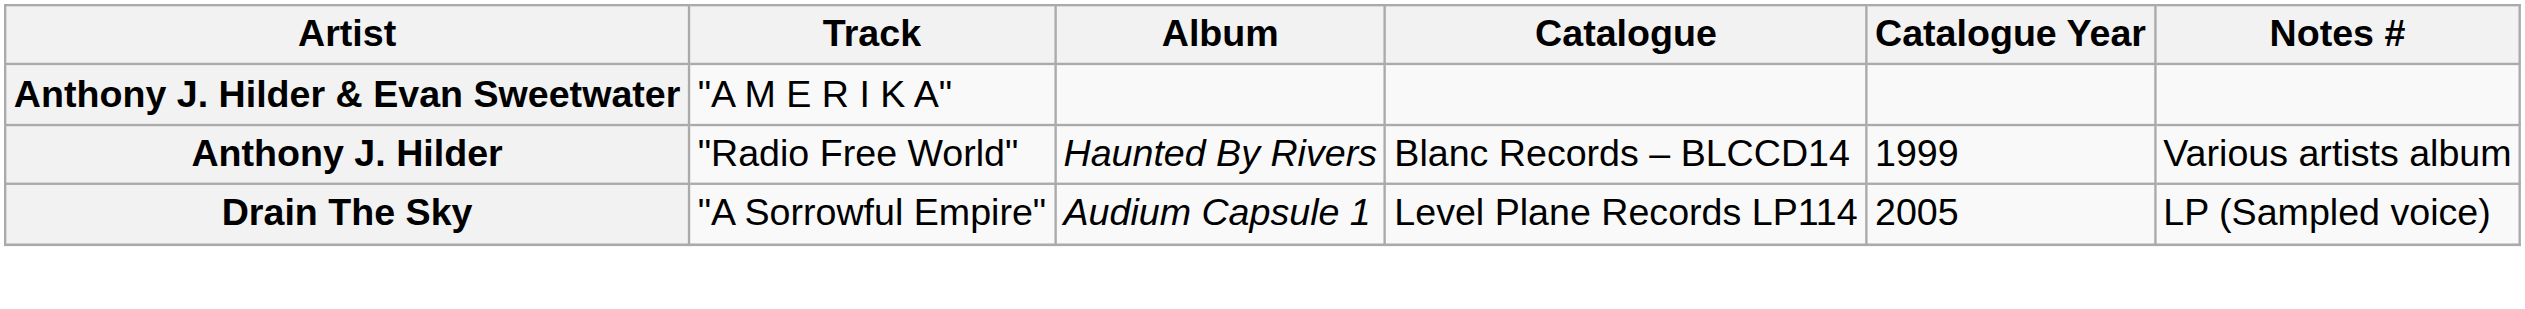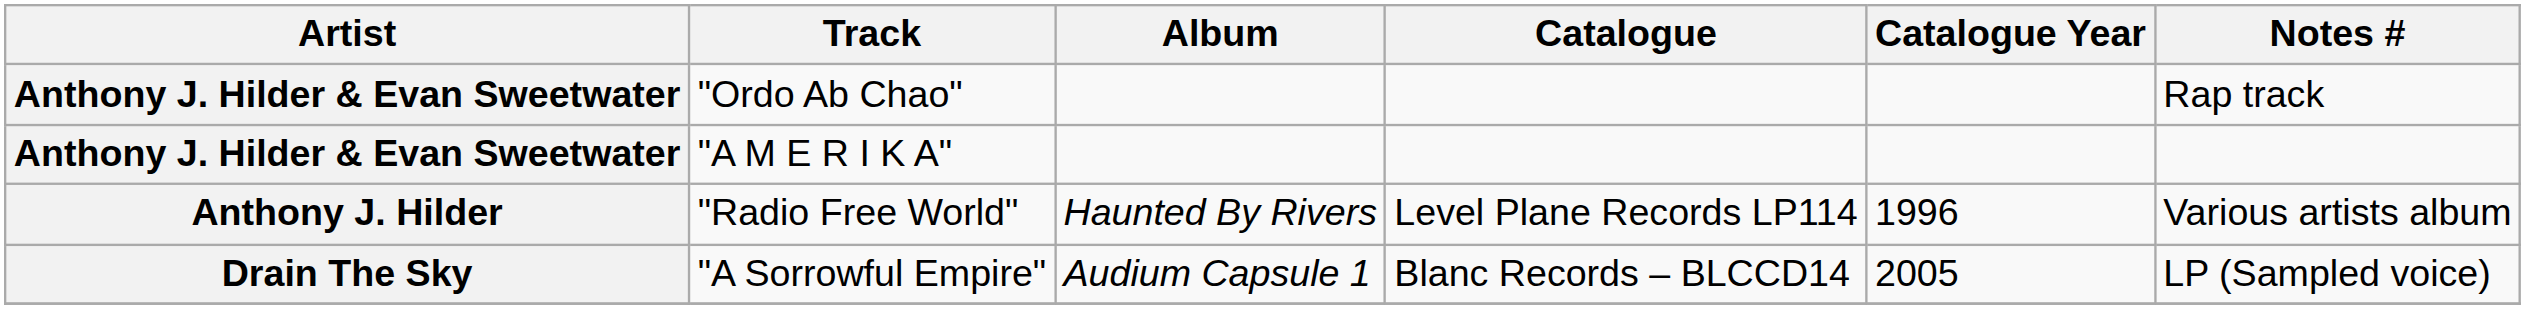+ row: (830, 93)
(1622, 153) Blanc Records – BLCCD14 -> (1626, 213) Level Plane Records LP114
(1917, 153) 1999 -> (1917, 213) 1996
(1626, 213) Level Plane Records LP114 -> (1622, 272) Blanc Records – BLCCD14
